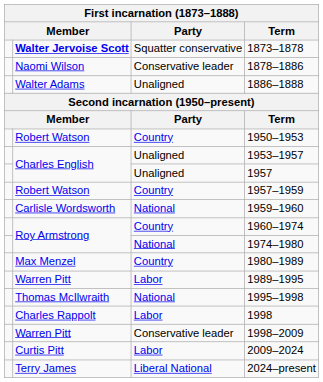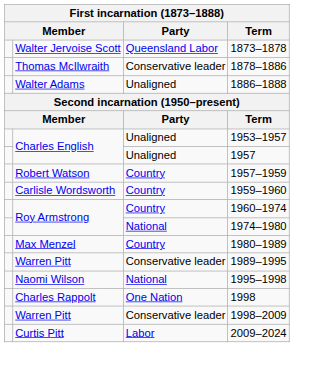(72, 48) bold -> (68, 48) normal
(188, 48) Squatter conservative -> (172, 48) Queensland Labor
(50, 66) Naomi Wilson -> (62, 66) Thomas McIlwraith
- row: (275, 137)
(154, 208) National -> (145, 191) Country
(148, 279) Labor -> (176, 262) Conservative leader
(62, 297) Thomas McIlwraith -> (50, 279) Naomi Wilson
(148, 315) Labor -> (154, 297) One Nation
- row: (282, 368)
